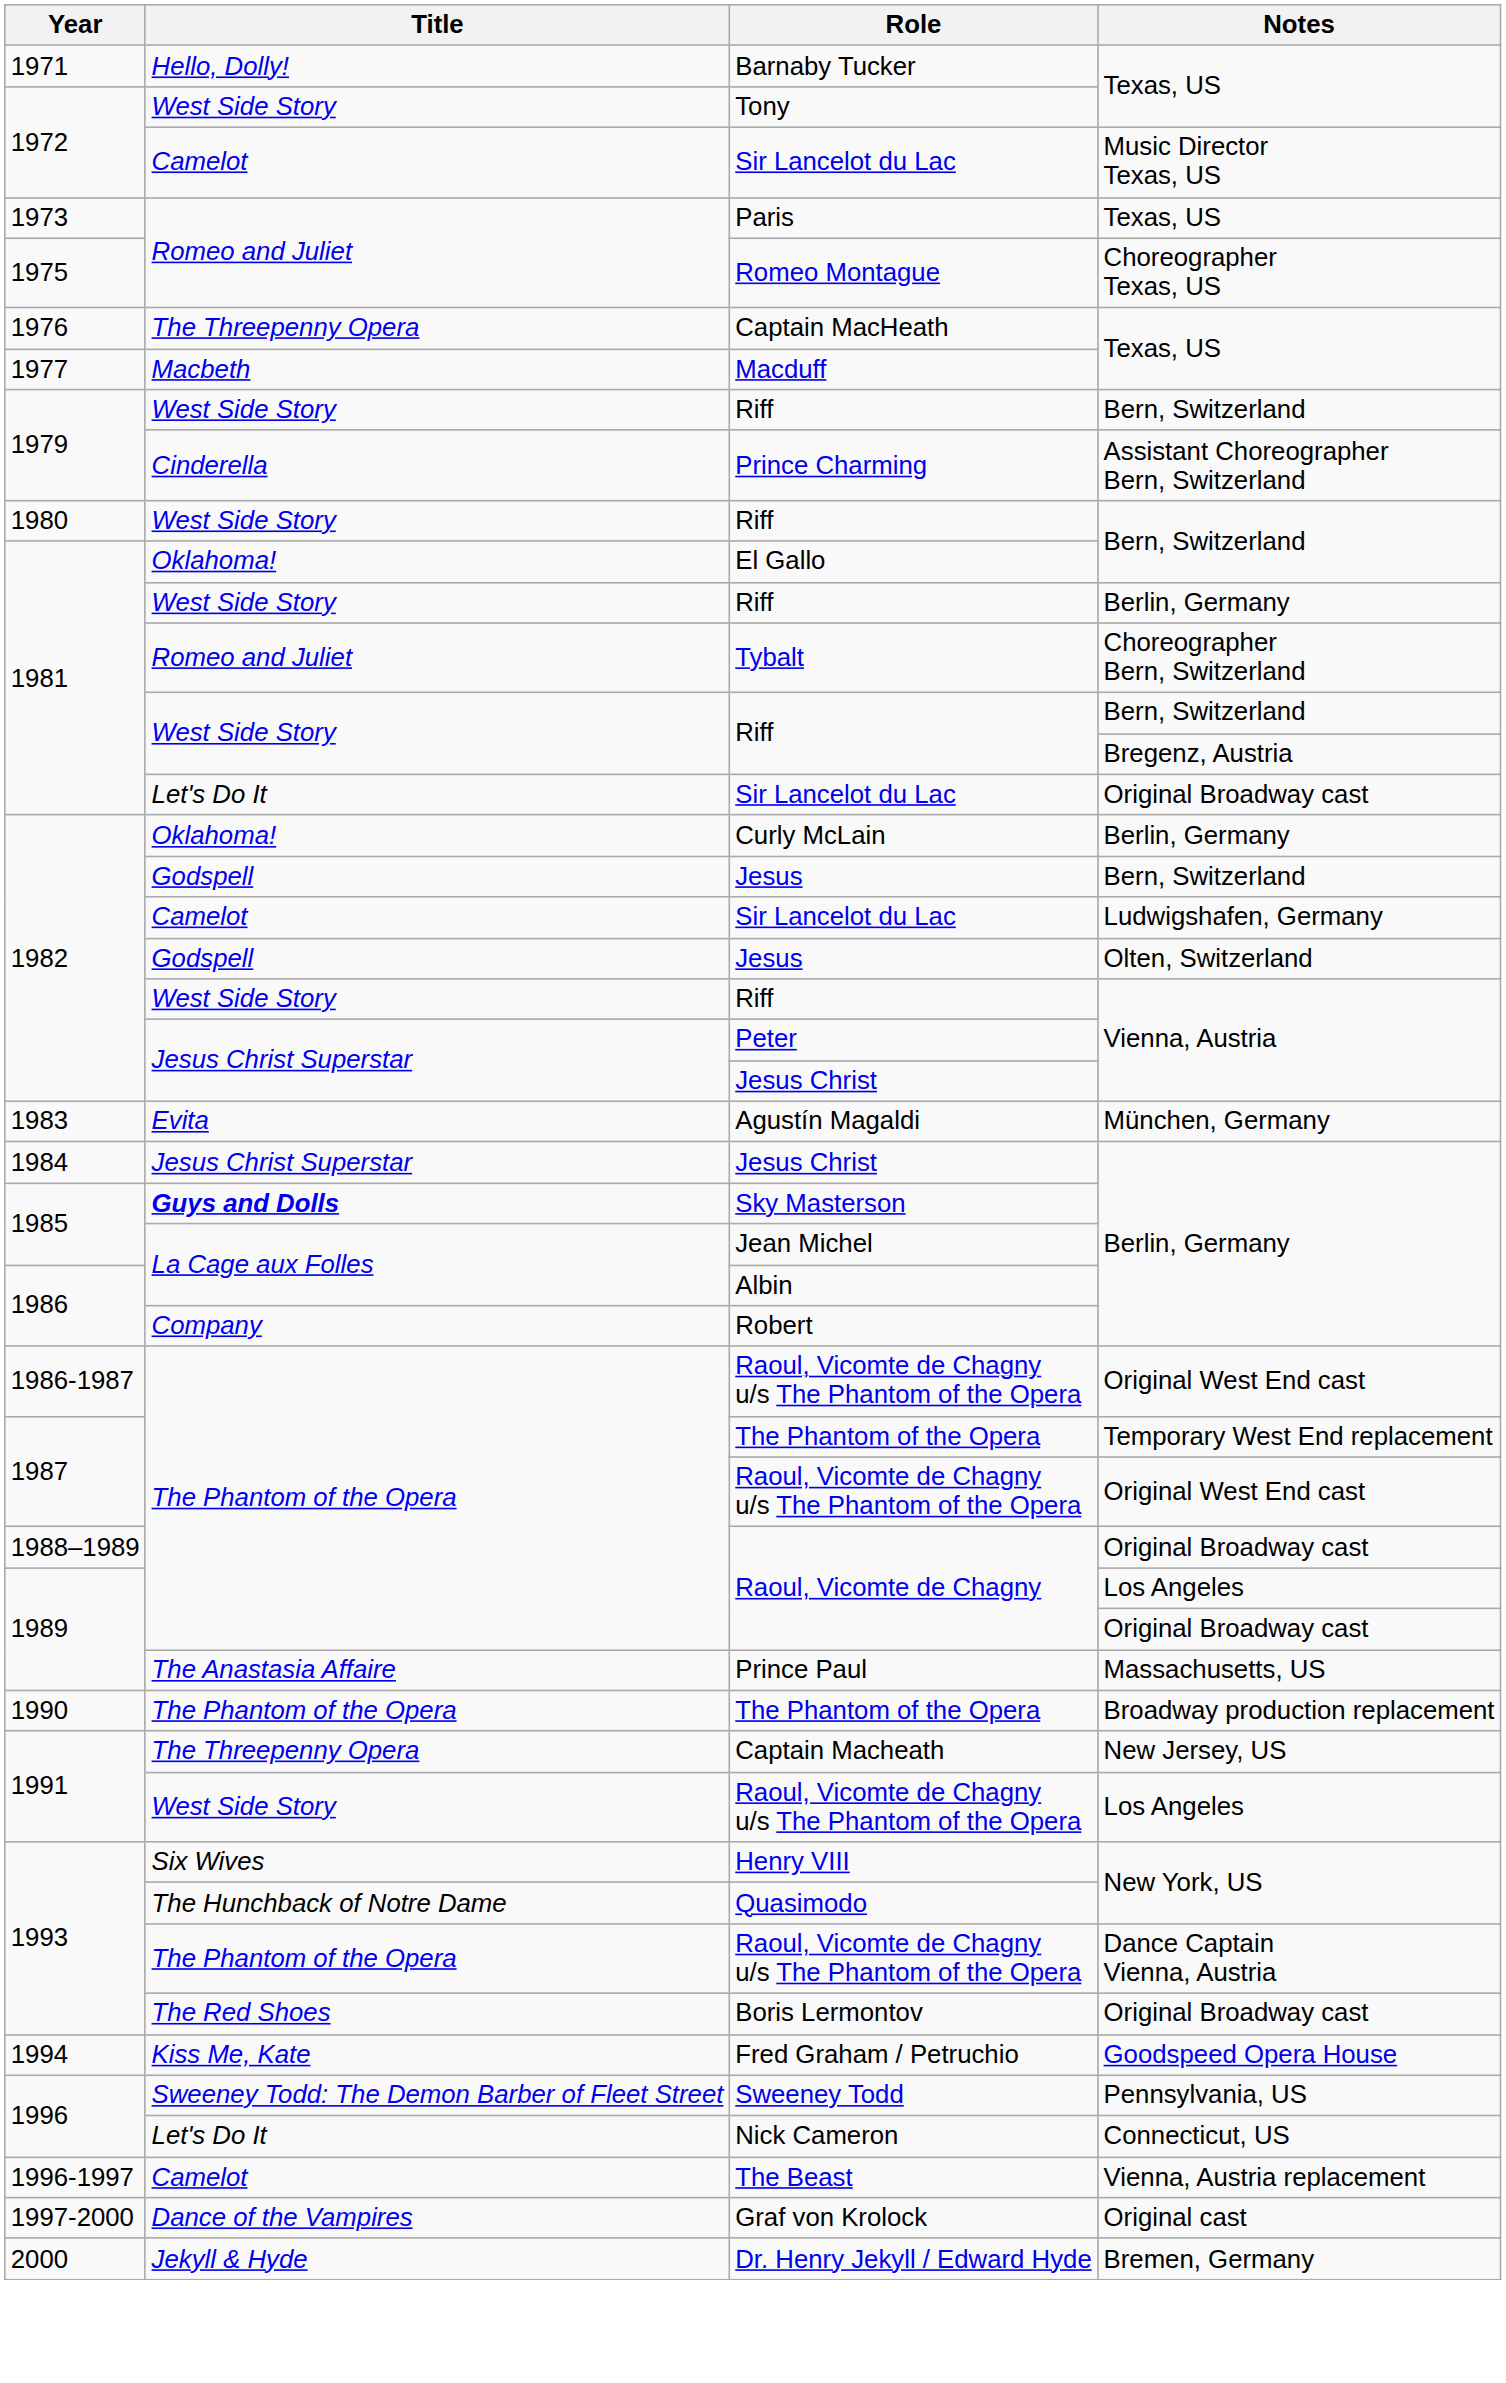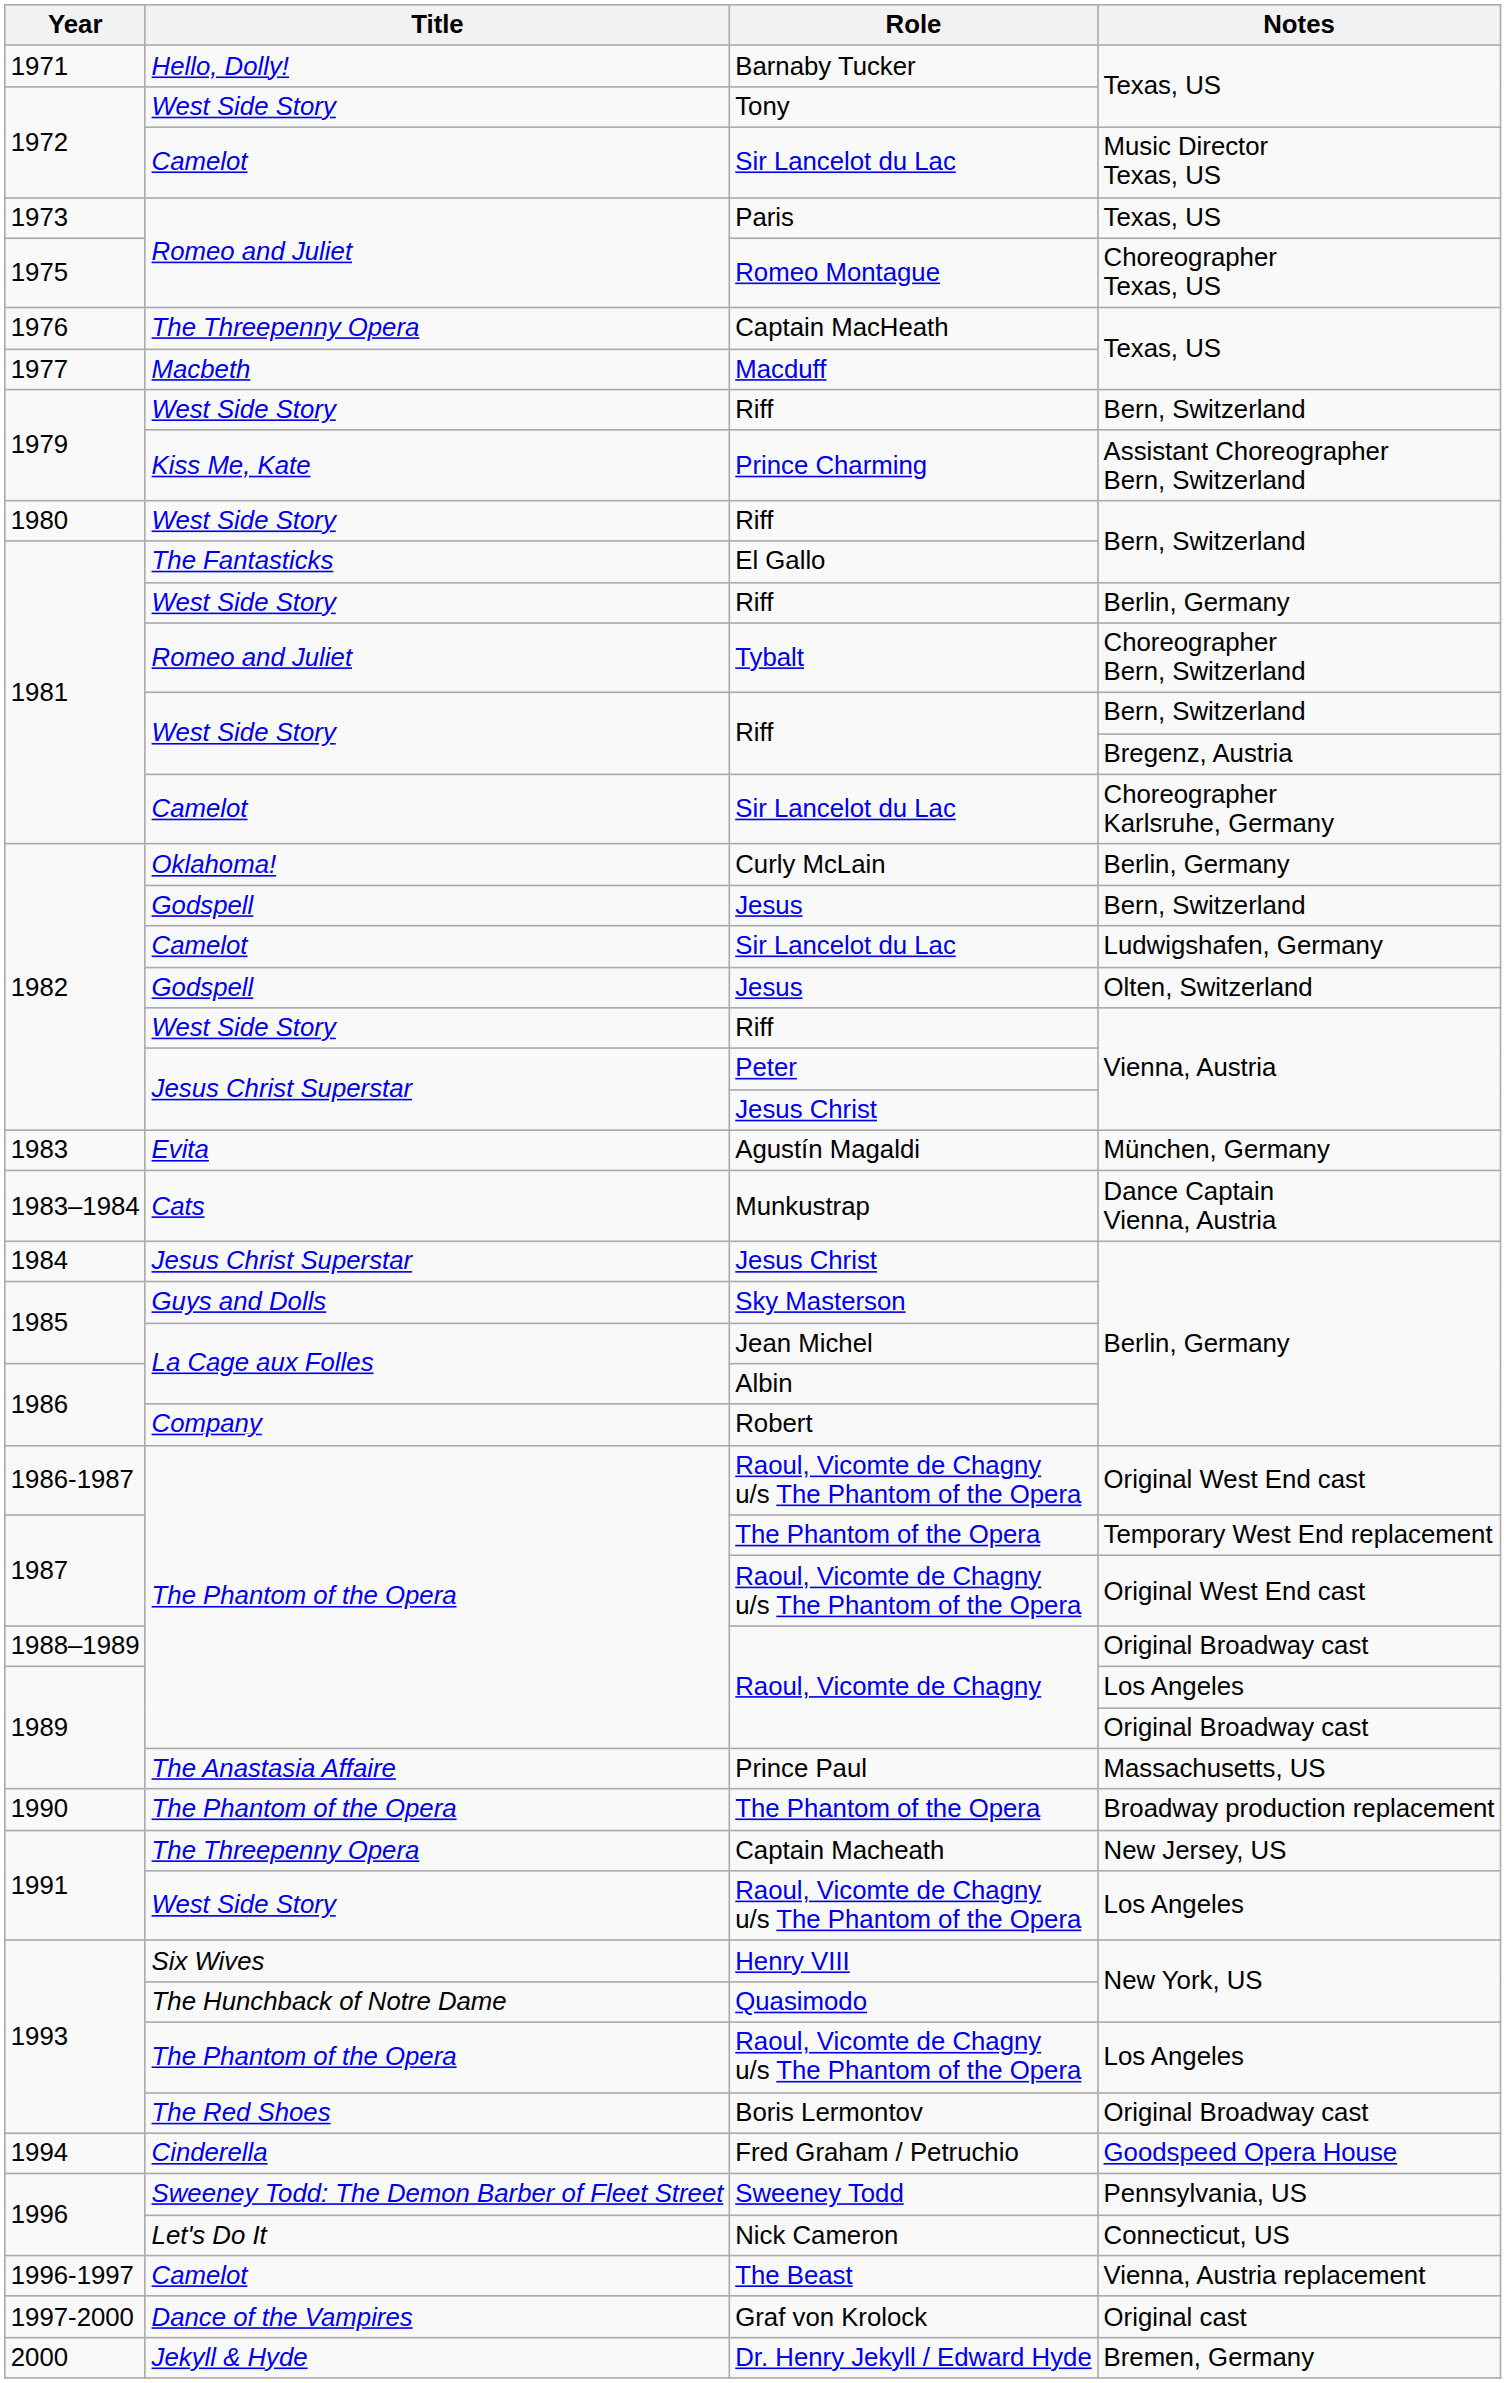(210, 465) Cinderella -> (231, 465) Kiss Me, Kate
(214, 561) Oklahoma! -> (242, 561) The Fantasticks
(209, 794) Let's Do It -> (200, 808) Camelot
(1236, 794) Original Broadway cast -> (1219, 808) Choreographer Karlsruhe, Germany
+ row: (75, 1205)
(245, 1203) bold -> (239, 1301) normal
(1190, 1958) Dance Captain Vienna, Austria -> (1174, 2056) Los Angeles
(231, 2054) Kiss Me, Kate -> (210, 2153) Cinderella
